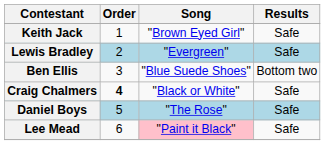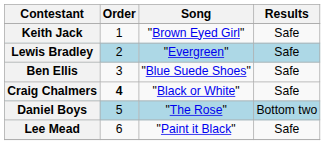(287, 71) Bottom two -> (287, 71) Safe
(287, 110) Safe -> (287, 110) Bottom two
(196, 129) pink background -> (196, 129) no background
